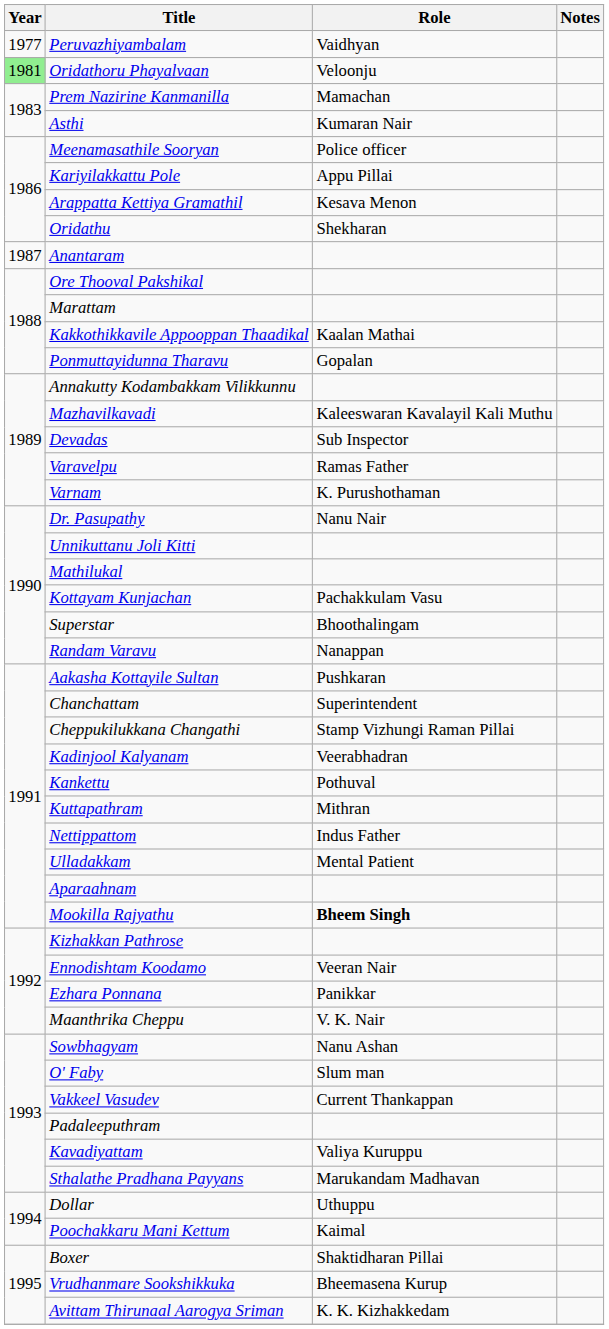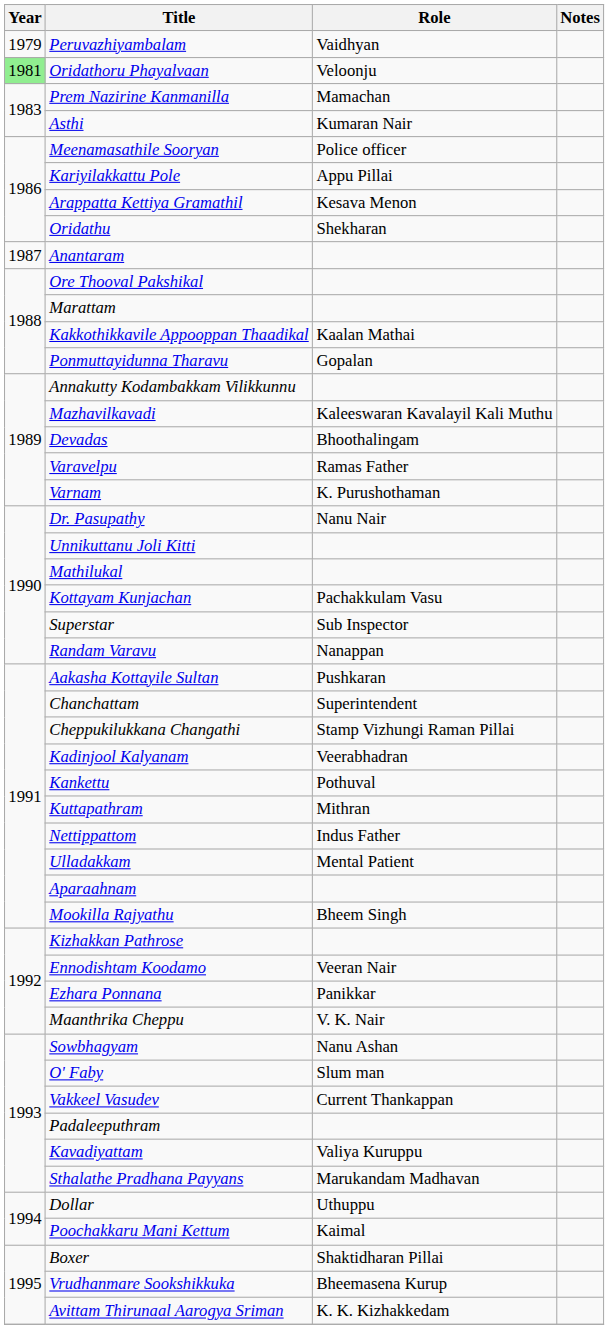(25, 44) 1977 -> (25, 44) 1979
(362, 439) Sub Inspector -> (368, 439) Bhoothalingam
(368, 624) Bhoothalingam -> (362, 624) Sub Inspector
(363, 914) bold -> (361, 914) normal
